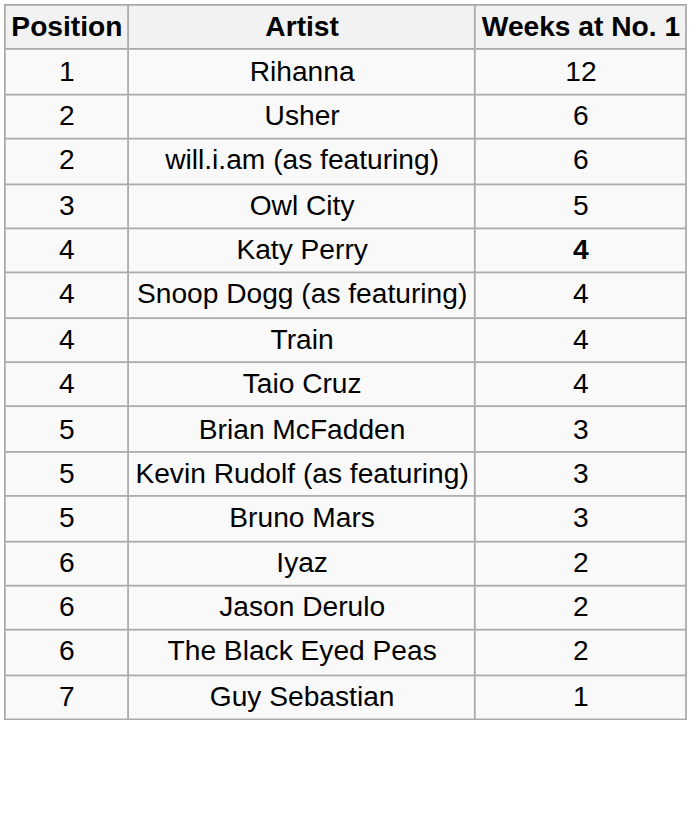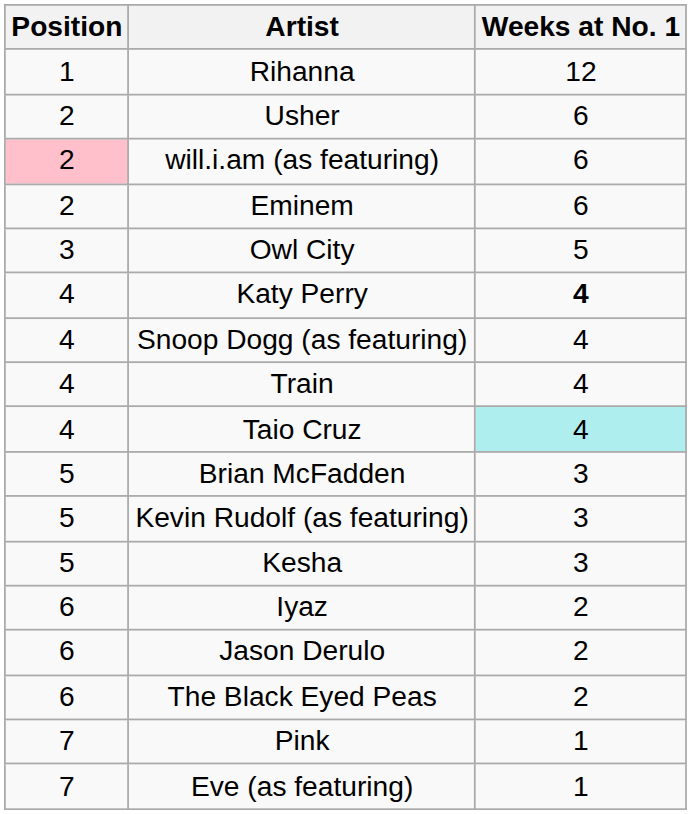(67, 160) no background -> (67, 160) pink background
+ row: (302, 205)
(581, 384) no background -> (581, 428) paleturquoise background
- row: (302, 518)
+ row: (302, 562)
+ row: (302, 741)
- row: (302, 696)
+ row: (302, 786)
